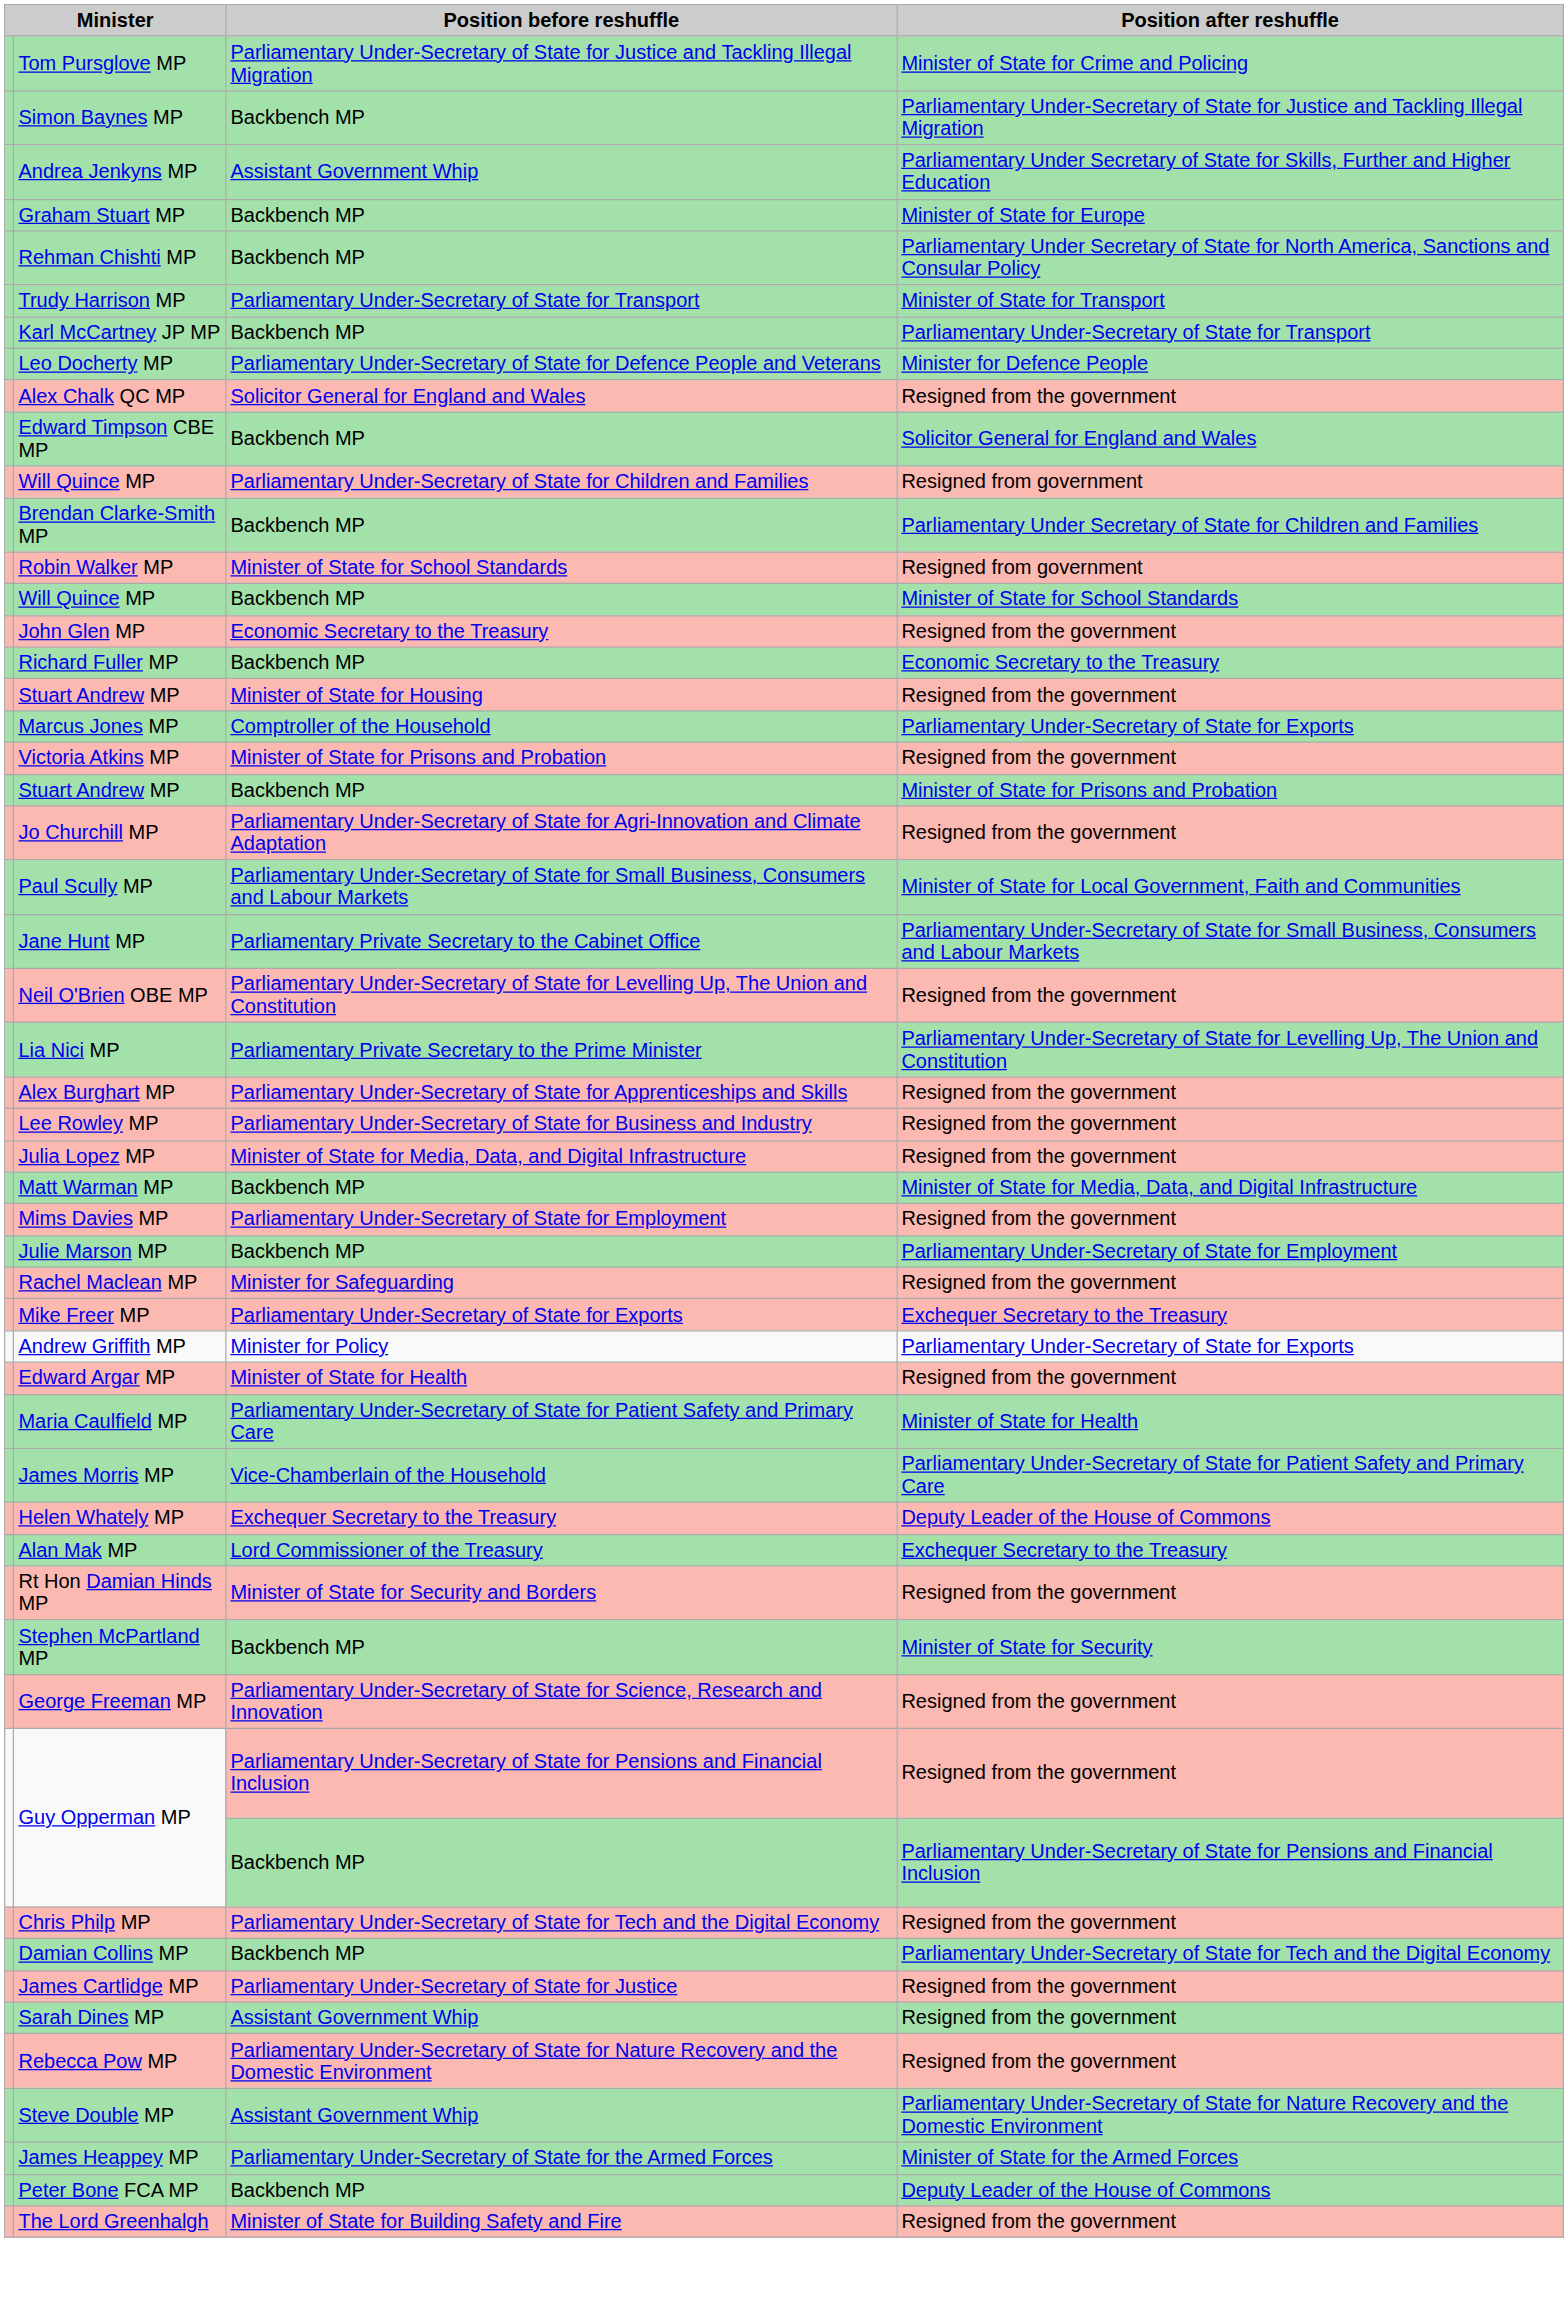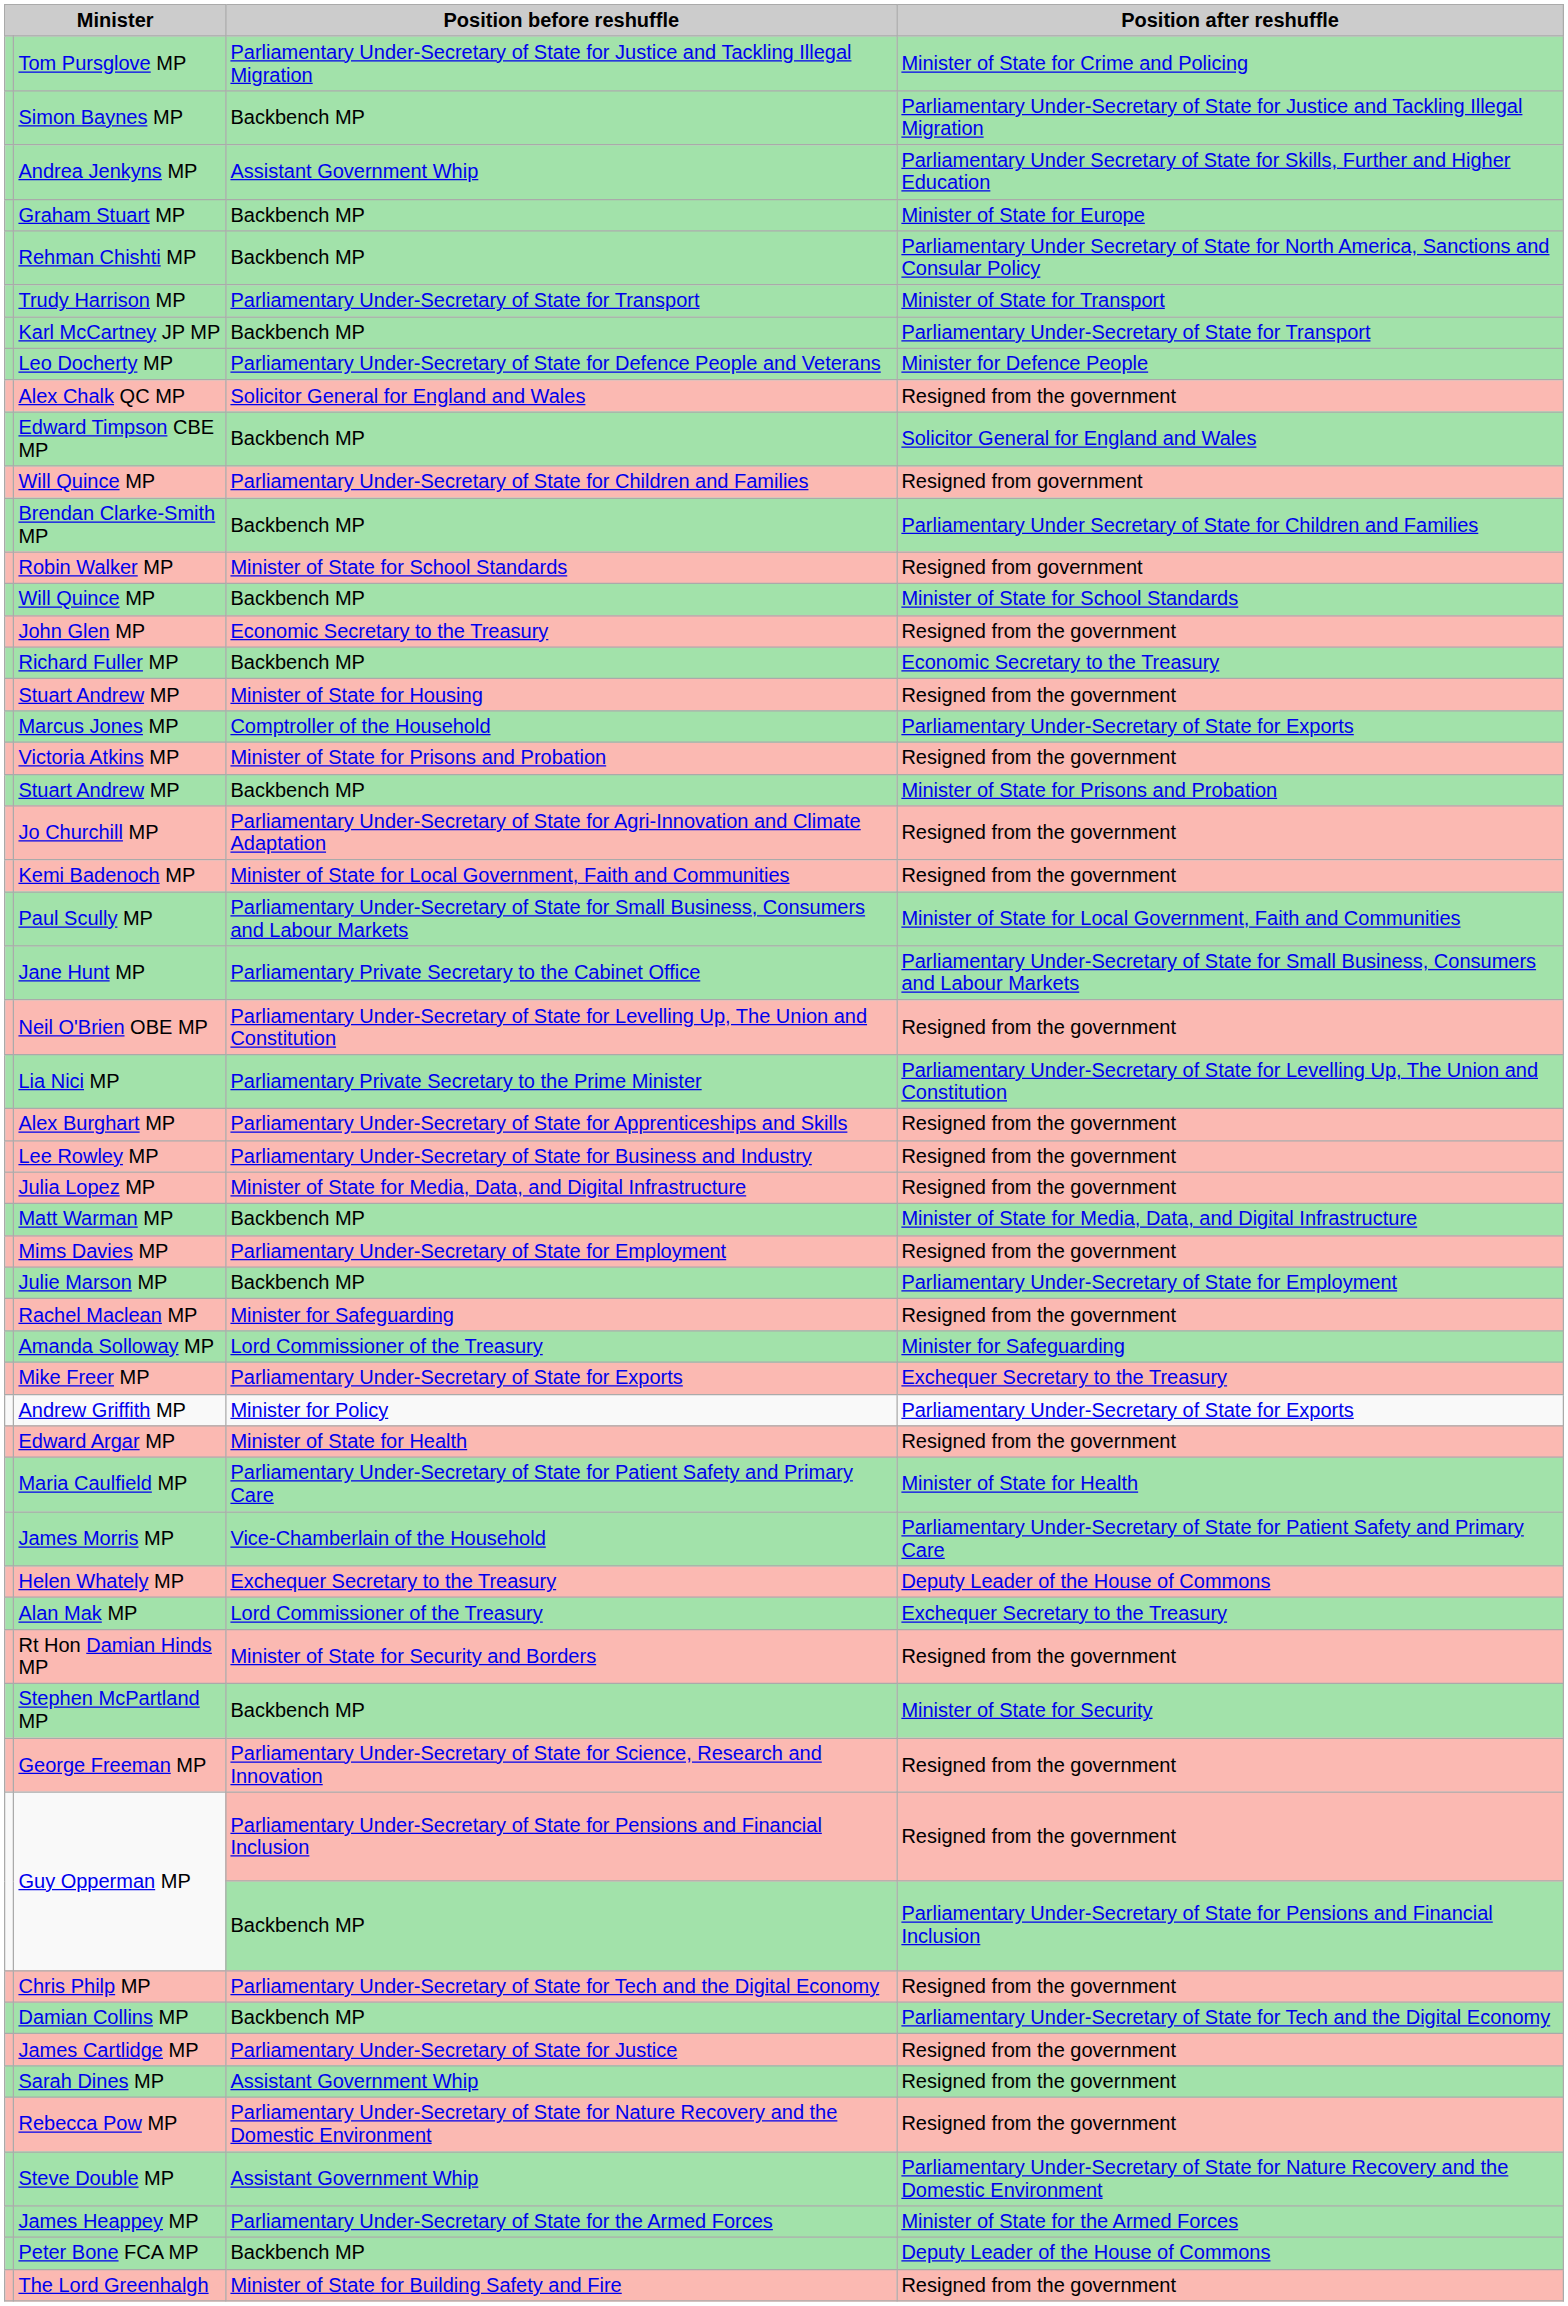+ row: (107, 875)
+ row: (116, 1346)
